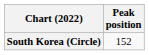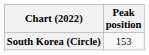(124, 41) 152 -> (124, 41) 153
